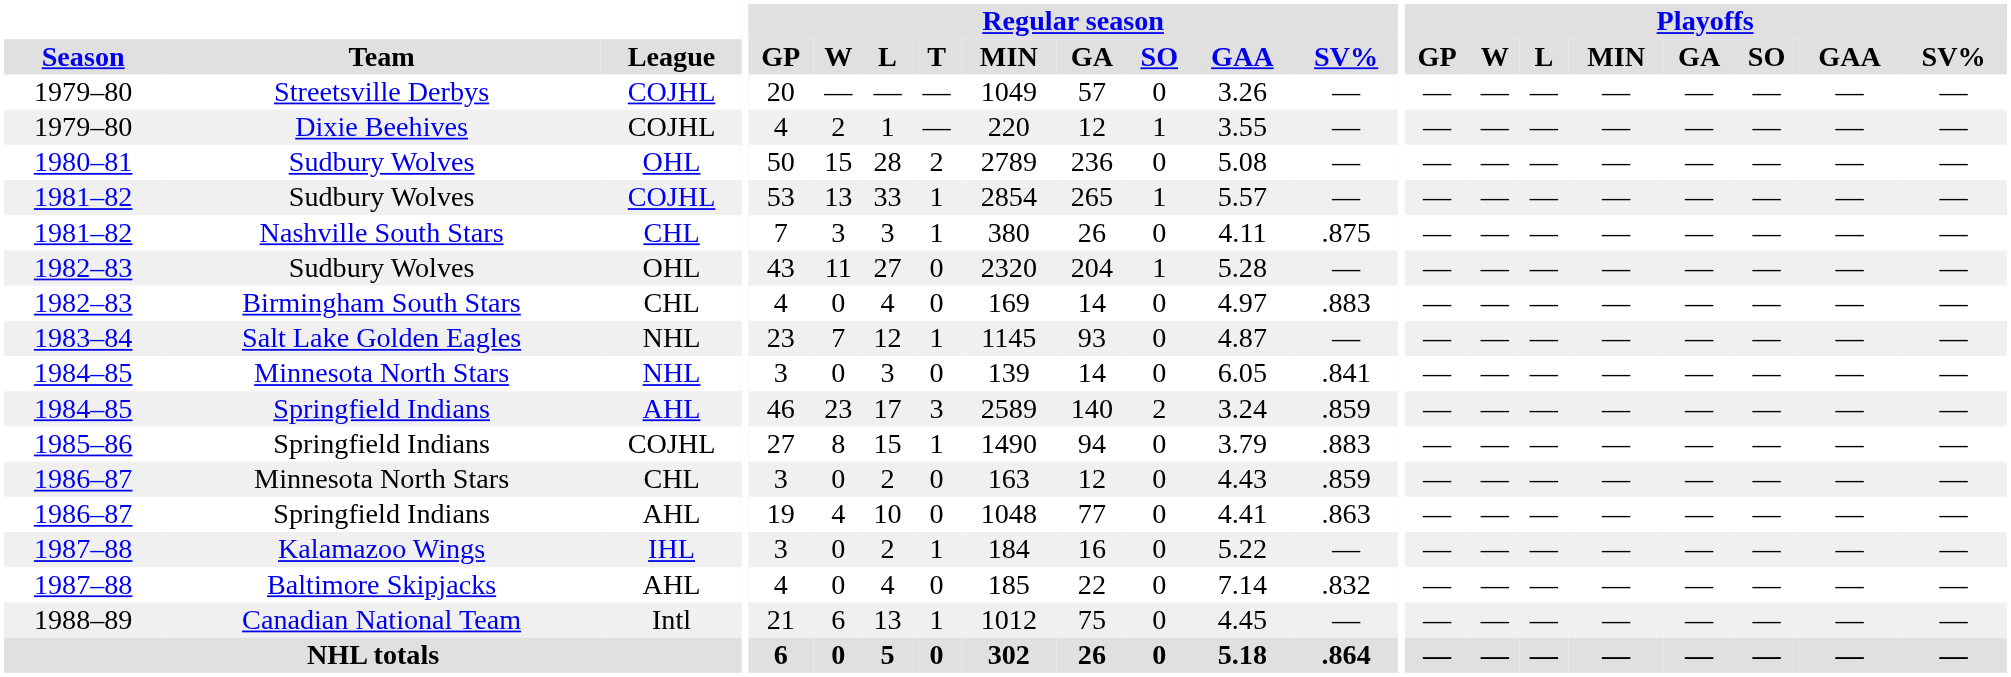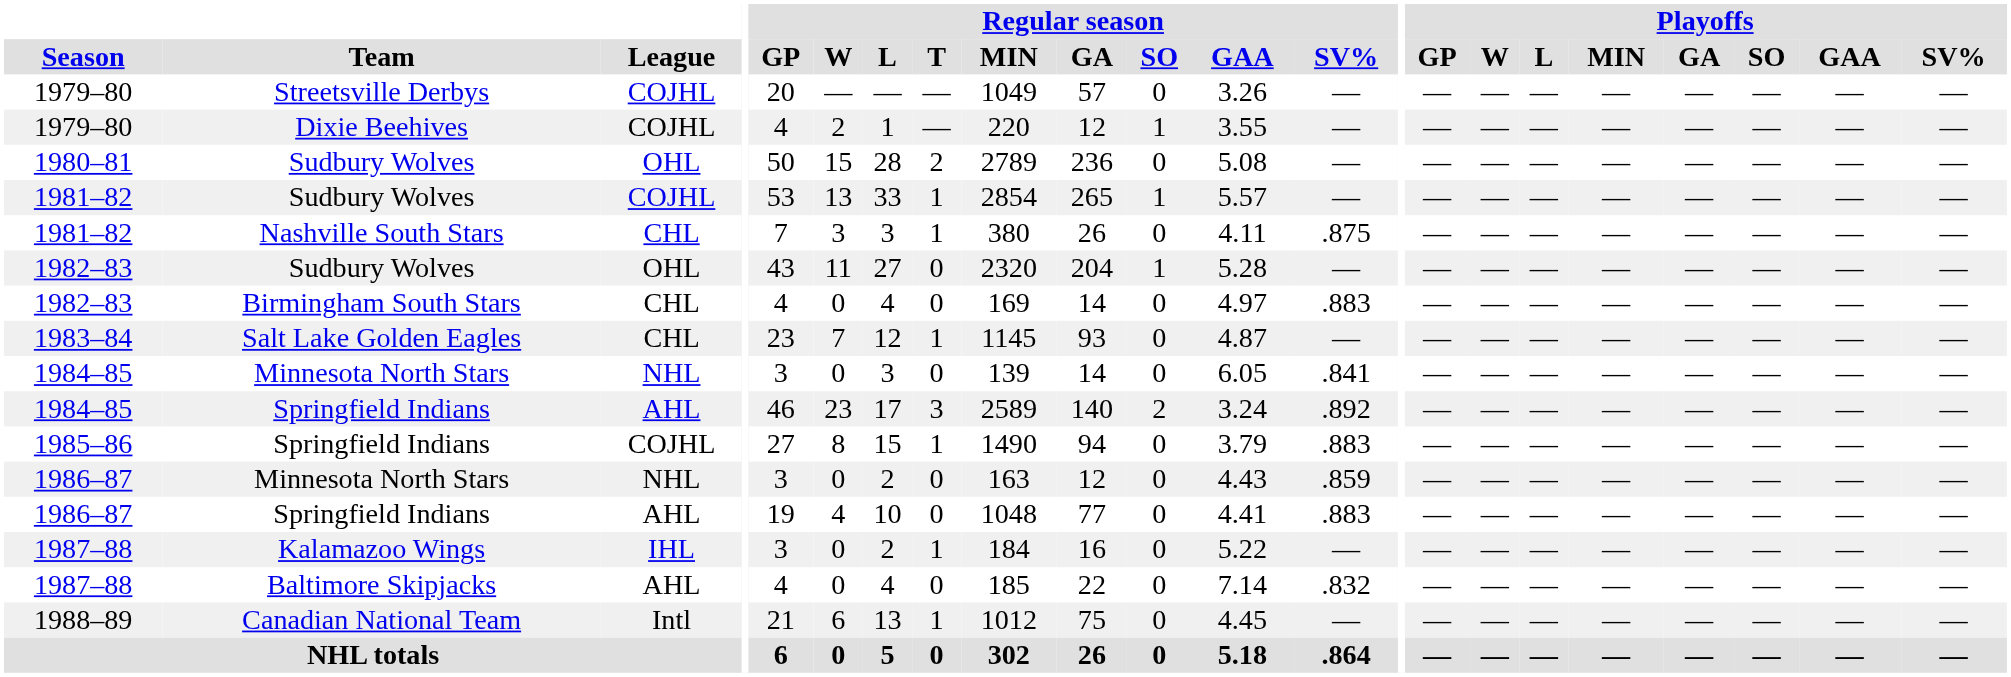(672, 338) NHL -> (672, 338) CHL
(1346, 408) .859 -> (1346, 408) .892
(672, 478) CHL -> (672, 478) NHL
(1346, 514) .863 -> (1346, 514) .883
